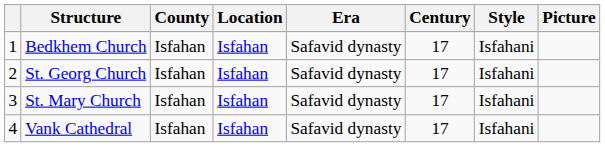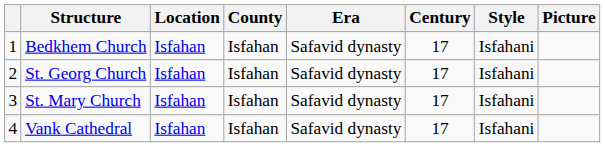columns swapped: (250, 18) <-> (182, 18)
